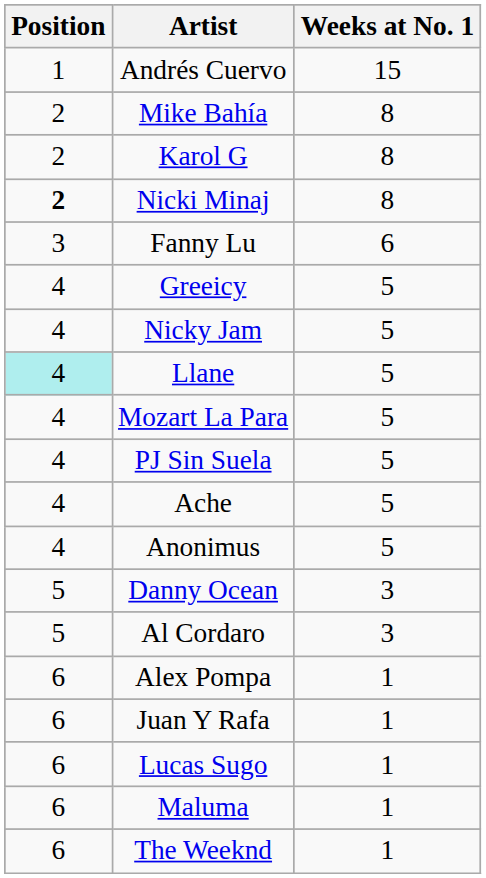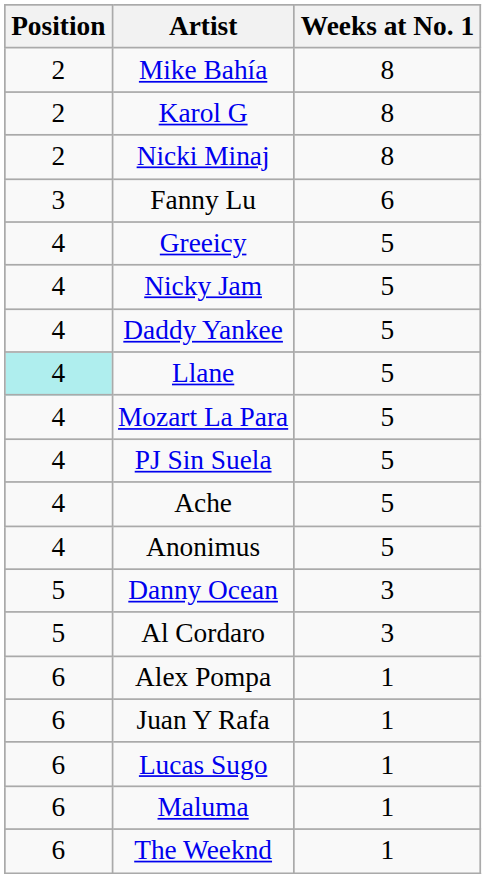- row: (203, 69)
(58, 199) bold -> (58, 156) normal
+ row: (203, 329)
